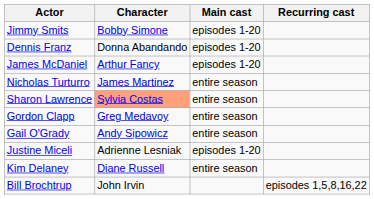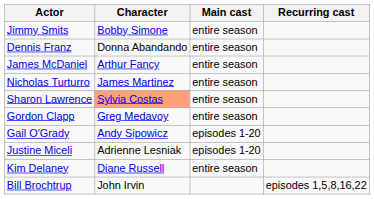(226, 30) episodes 1-20 -> (225, 30) entire season
(226, 47) episodes 1-20 -> (225, 47) entire season
(226, 64) episodes 1-20 -> (225, 64) entire season
(225, 133) entire season -> (226, 133) episodes 1-20
